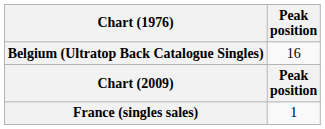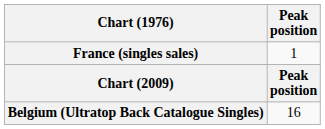rows swapped: (136, 113) <-> (136, 53)
